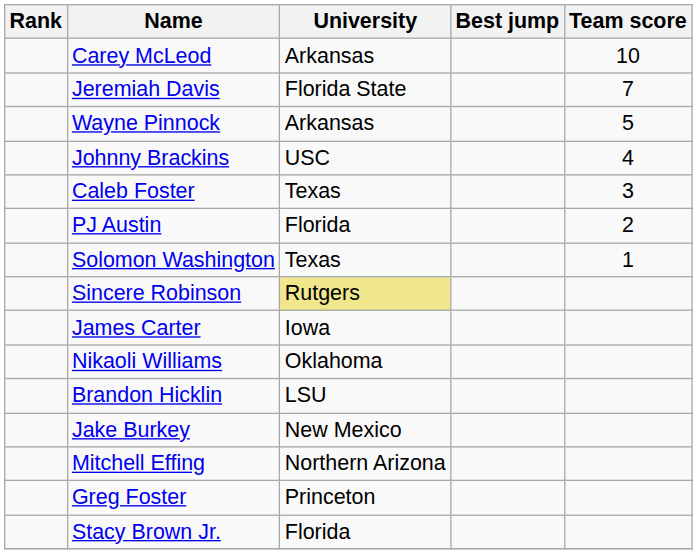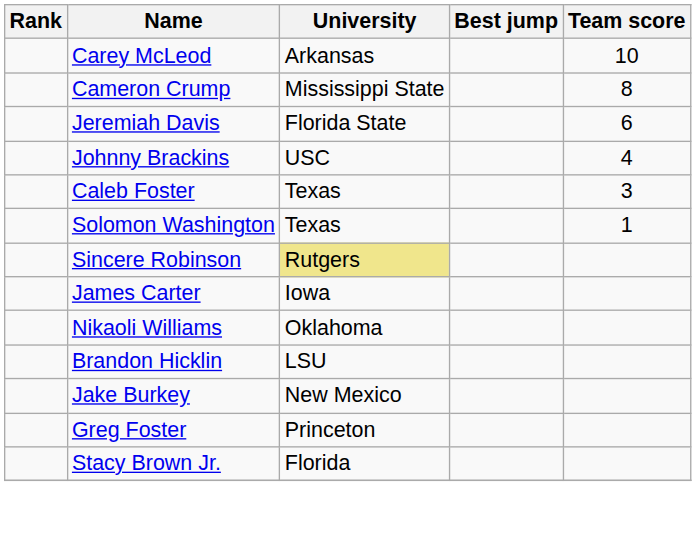+ row: (151, 89)
(628, 89) 7 -> (627, 123) 6
- row: (146, 123)
- row: (117, 225)
- row: (138, 463)
